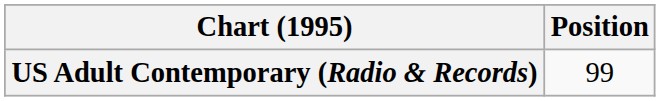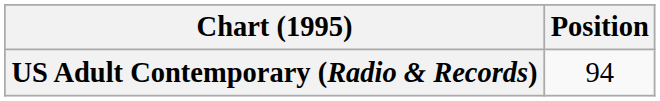(600, 72) 99 -> (600, 72) 94
